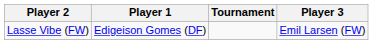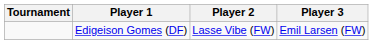columns swapped: (243, 13) <-> (48, 13)
